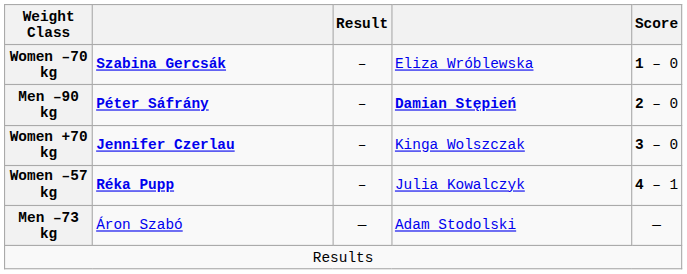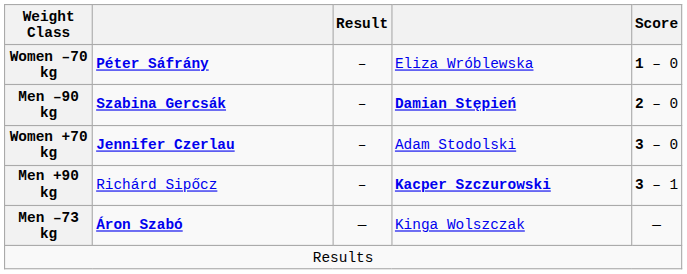(161, 65) Szabina Gercsák -> (152, 65) Péter Sáfrány
(152, 105) Péter Sáfrány -> (161, 105) Szabina Gercsák
(460, 145) Kinga Wolszczak -> (456, 145) Adam Stodolski
+ row: (49, 185)
- row: (49, 185)
(139, 225) normal -> (139, 225) bold
(456, 225) Adam Stodolski -> (460, 225) Kinga Wolszczak
